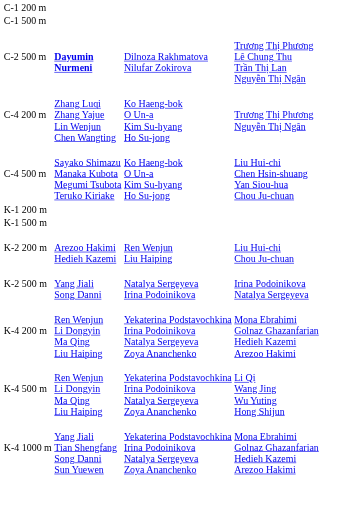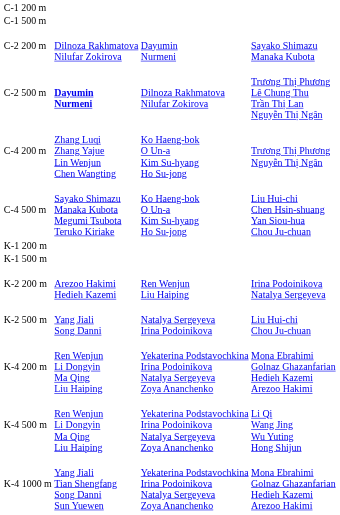+ row: (25, 46)
(264, 253) Liu Hui-chi Chou Ju-chuan -> (288, 289) Irina Podoinikova Natalya Sergeyeva
(271, 289) Irina Podoinikova Natalya Sergeyeva -> (281, 325) Liu Hui-chi Chou Ju-chuan
